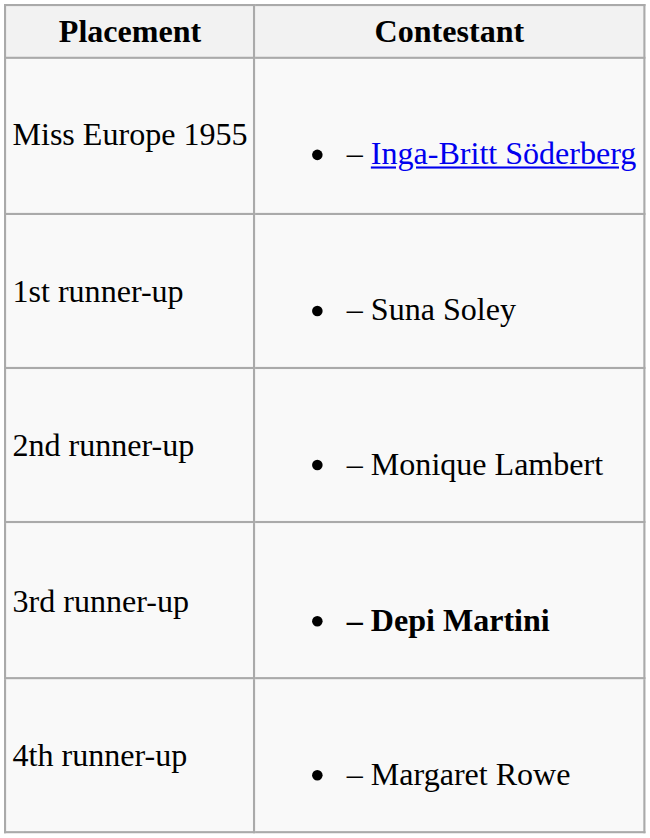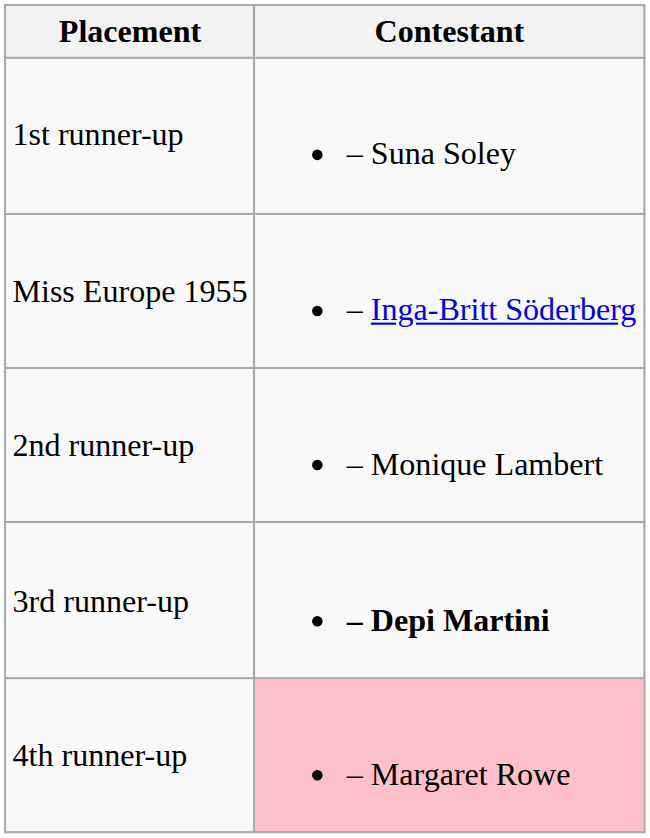rows swapped: (130, 135) <-> (98, 289)
(449, 774) no background -> (449, 774) pink background
